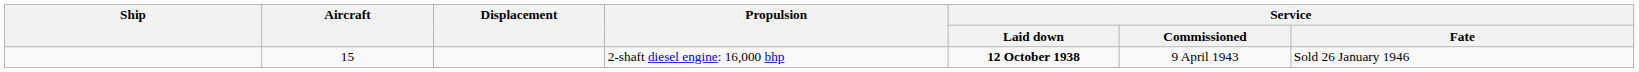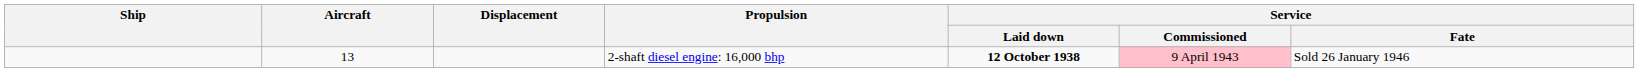(347, 57) 15 -> (347, 57) 13
(1205, 57) no background -> (1205, 57) pink background
